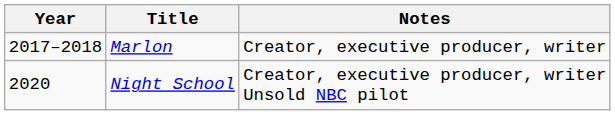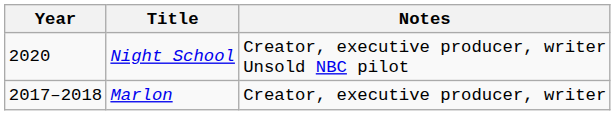rows swapped: (142, 47) <-> (173, 85)
